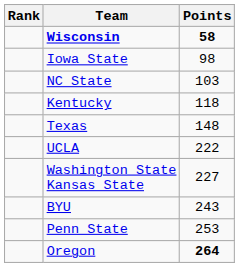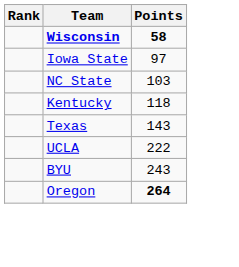(207, 60) 98 -> (159, 60) 97
(207, 126) 148 -> (159, 126) 143
- row: (112, 178)
- row: (87, 229)
